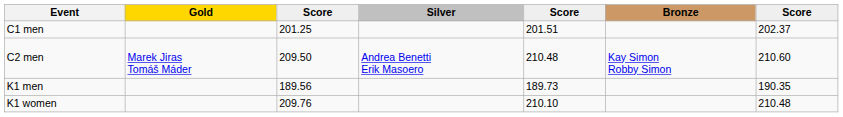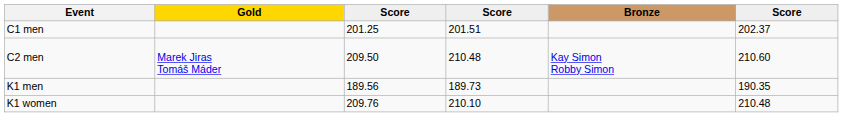- column: (441, 12)
